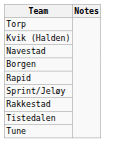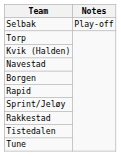+ row: (21, 24)
